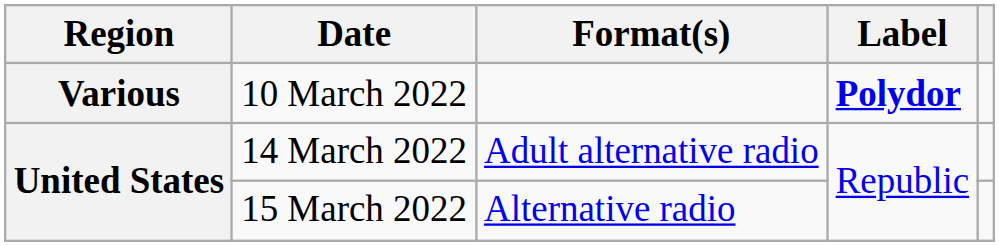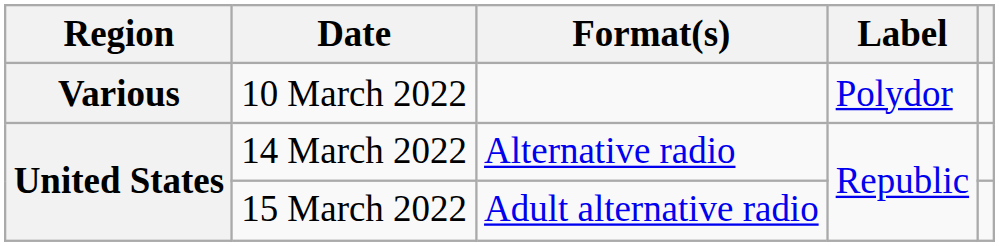(898, 92) bold -> (894, 92) normal
(651, 151) Adult alternative radio -> (610, 151) Alternative radio
(610, 209) Alternative radio -> (651, 209) Adult alternative radio
